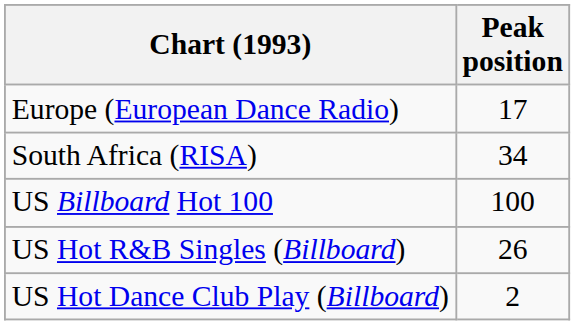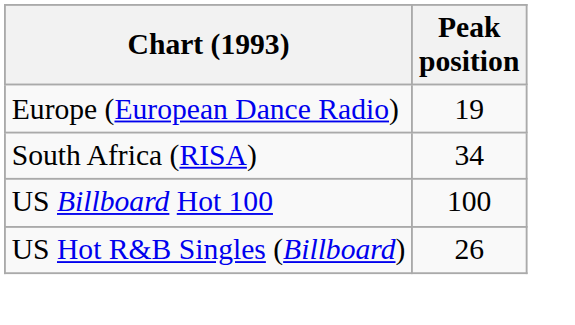(513, 108) 17 -> (469, 108) 19
- row: (230, 295)
